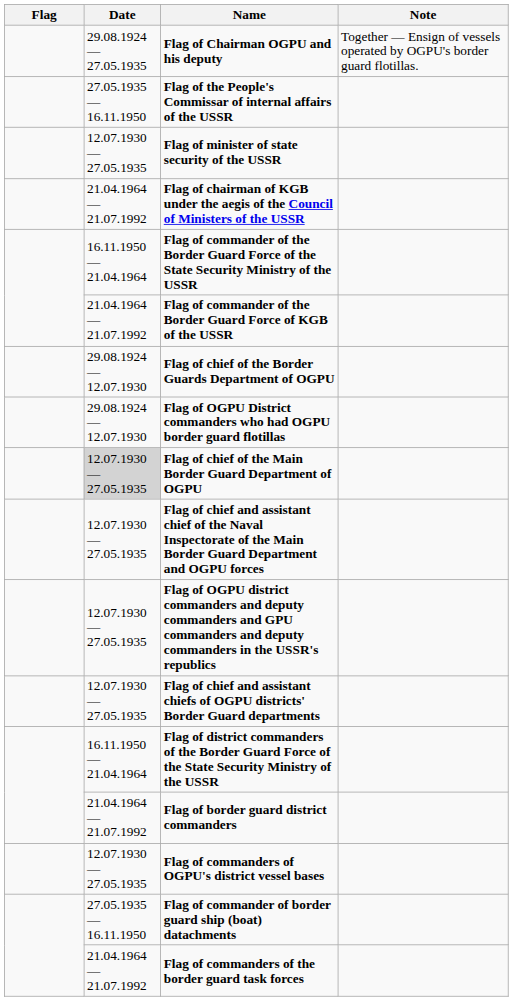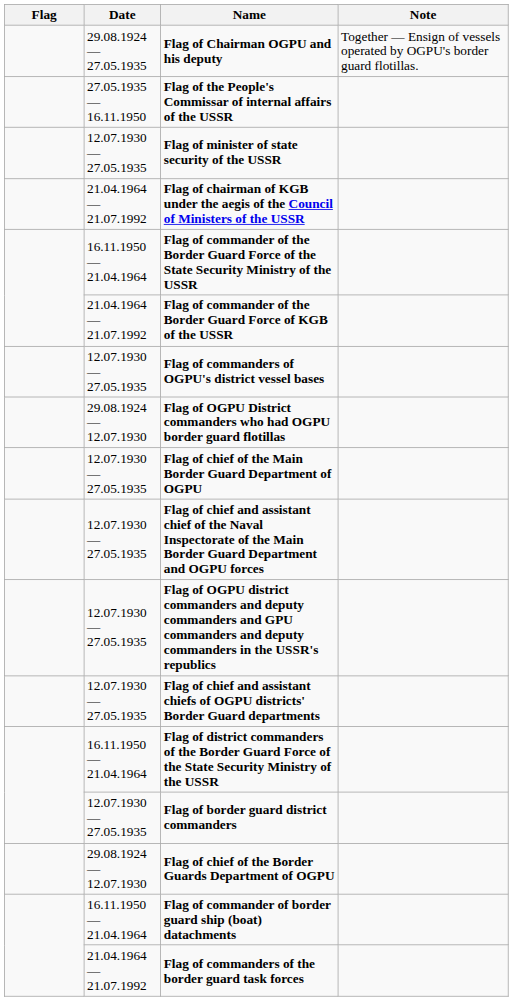rows swapped: (249, 371) <-> (244, 868)
(117, 473) lightgrey background -> (117, 473) no background
(117, 817) 21.04.1964 — 21.07.1992 -> (117, 817) 12.07.1930 — 27.05.1935
(117, 919) 27.05.1935 — 16.11.1950 -> (117, 919) 16.11.1950 — 21.04.1964
